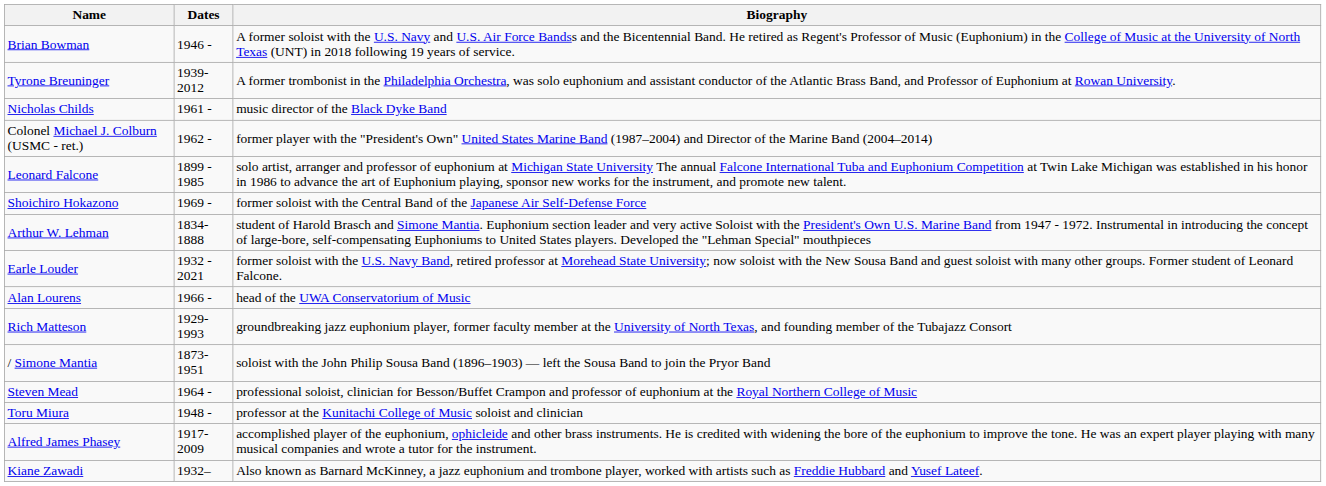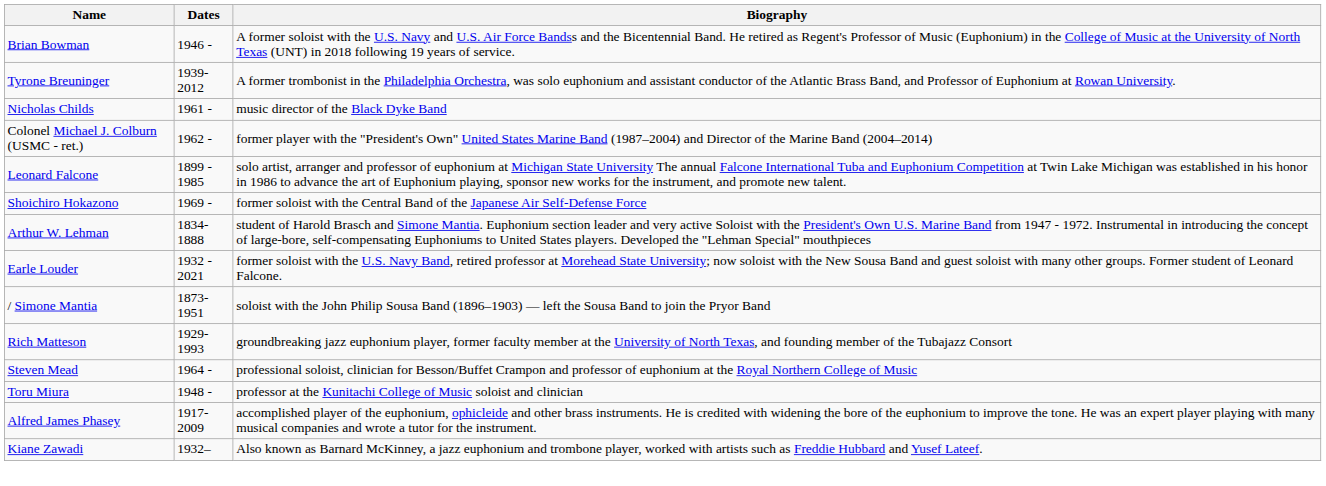- row: (44, 297)
rows swapped: (52, 363) <-> (47, 326)
